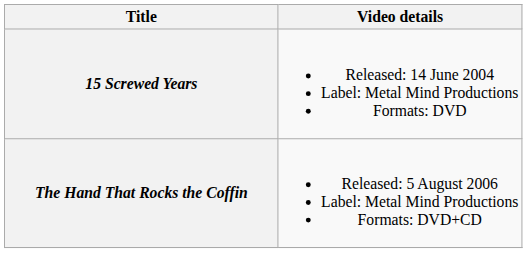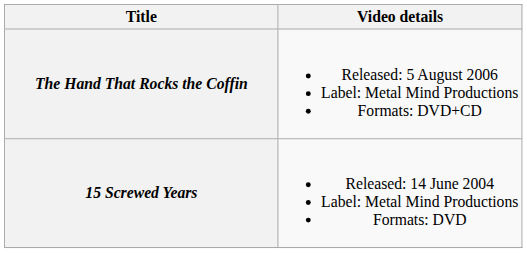rows swapped: (141, 83) <-> (141, 193)
